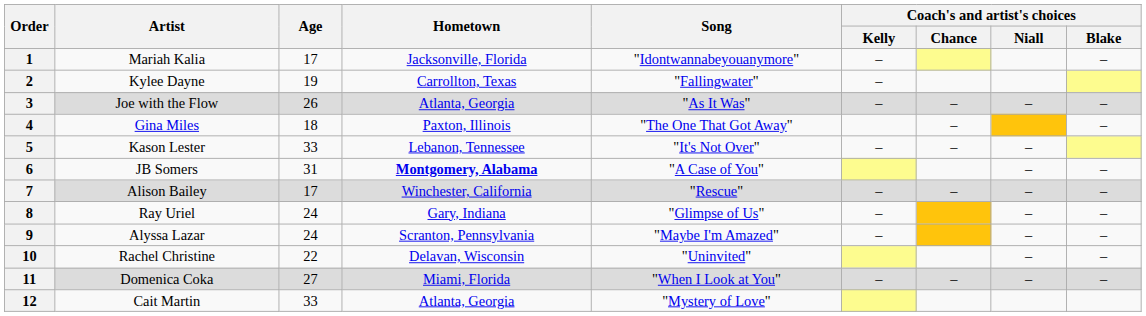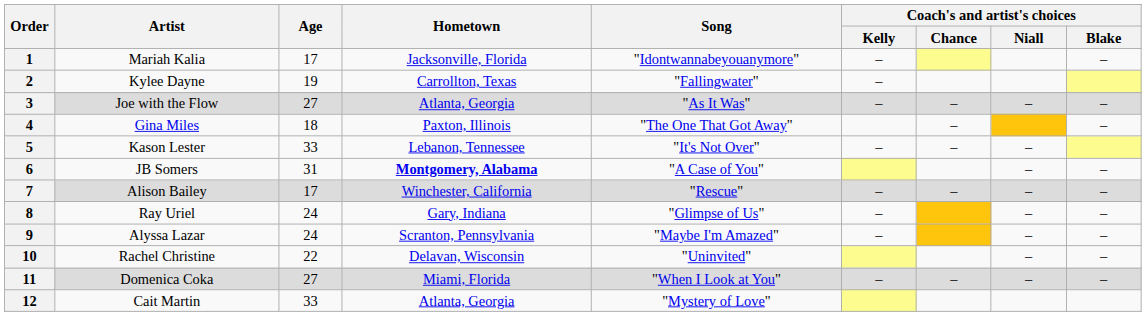(310, 103) 26 -> (310, 103) 27
